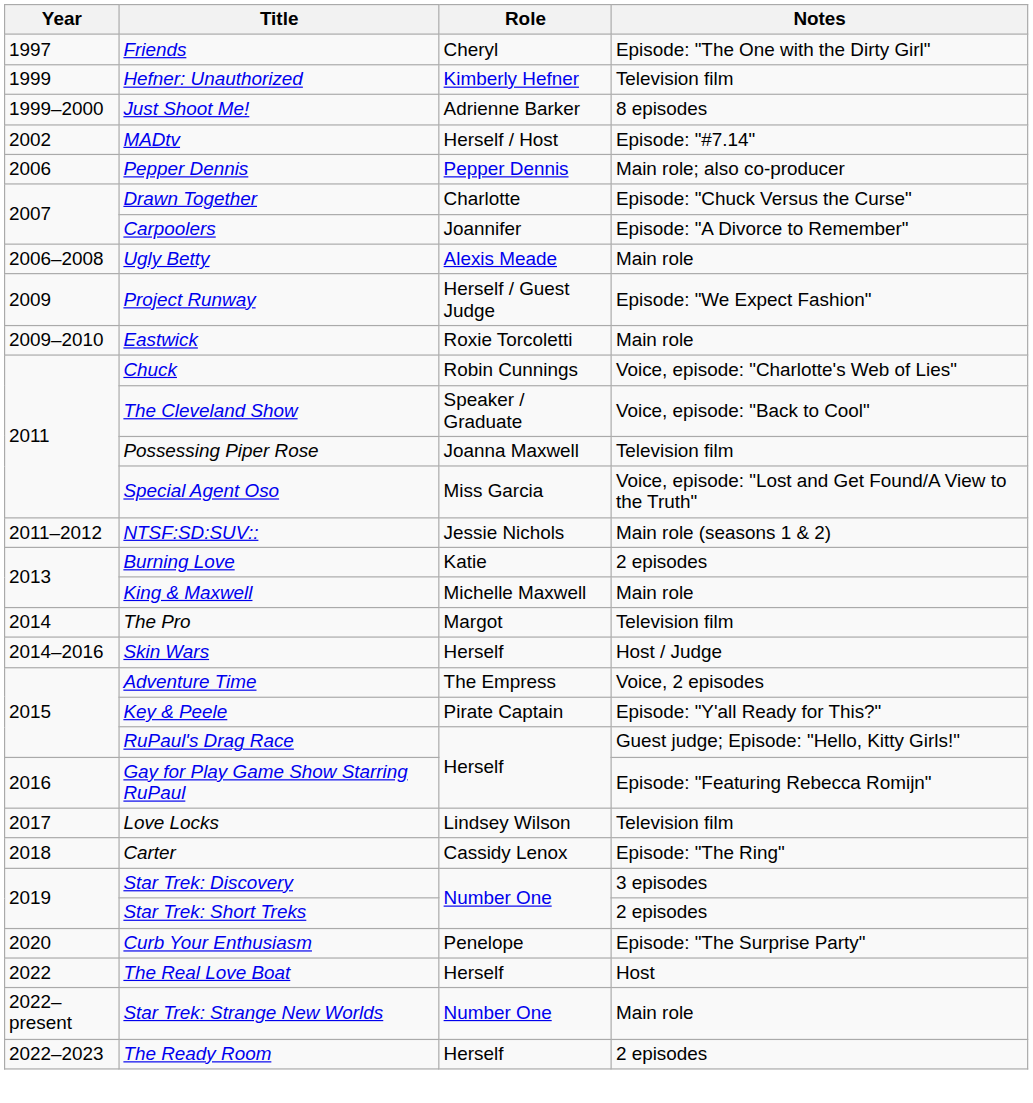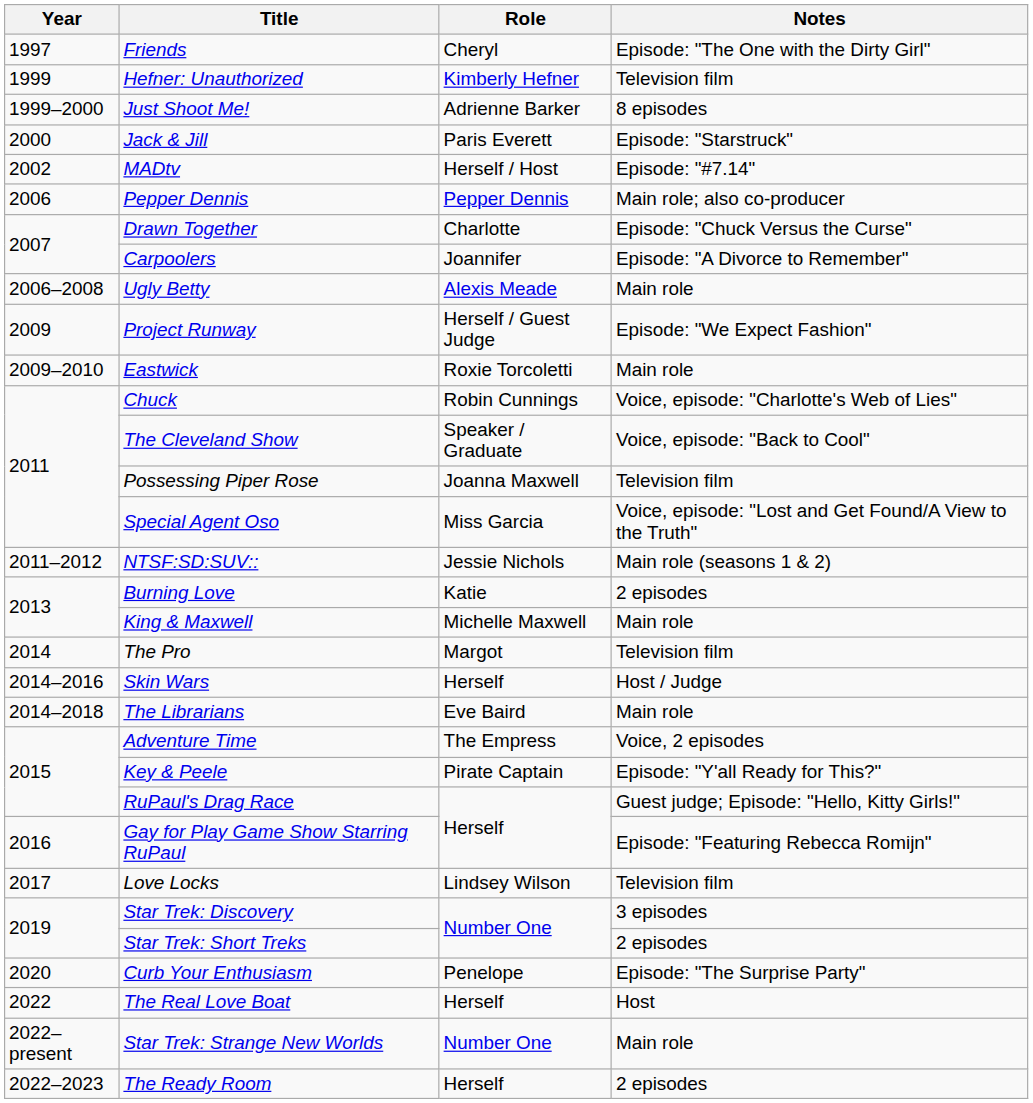+ row: (165, 139)
+ row: (184, 711)
- row: (150, 852)
